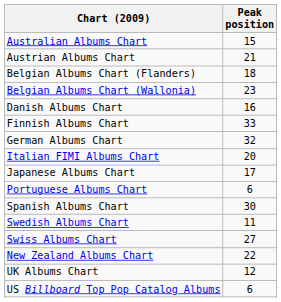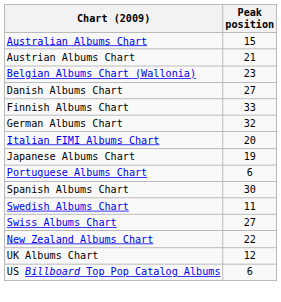- row: (101, 74)
(250, 107) 16 -> (250, 90) 27
(250, 173) 17 -> (250, 157) 19
